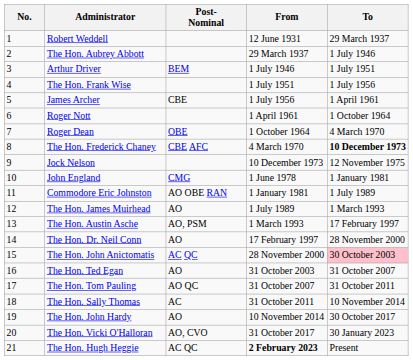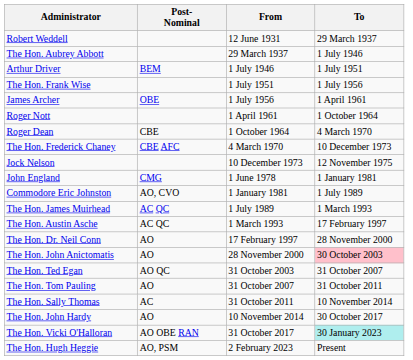- column: (24, 17)
(178, 100) CBE -> (149, 100) OBE
(178, 131) OBE -> (149, 131) CBE
(368, 147) bold -> (354, 147) normal
(198, 193) AO OBE RAN -> (159, 193) AO, CVO
(175, 208) AO -> (154, 208) AC QC
(187, 224) AO, PSM -> (154, 224) AC QC
(183, 255) AC QC -> (147, 255) AO
(175, 270) AO -> (155, 270) AO QC
(183, 286) AO QC -> (147, 286) AO
(188, 332) AO, CVO -> (169, 332) AO OBE RAN
(362, 332) no background -> (349, 332) paleturquoise background
(183, 348) AC QC -> (159, 348) AO, PSM
(283, 348) bold -> (261, 348) normal
